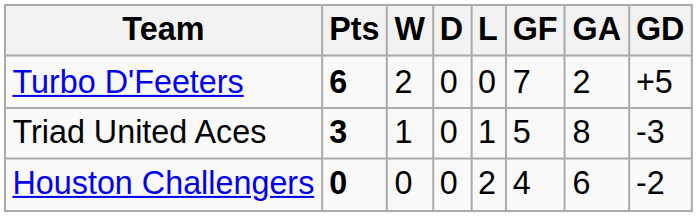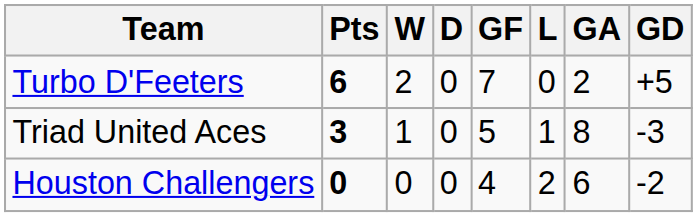columns swapped: (488, 30) <-> (535, 30)
